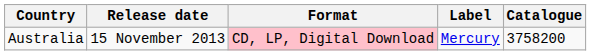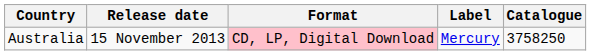(536, 39) 3758200 -> (536, 39) 3758250
